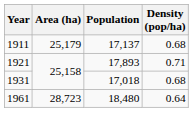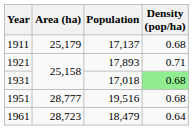(176, 80) no background -> (176, 80) lightgreen background
+ row: (18, 98)
(124, 98) 18,480 -> (124, 116) 18,479
